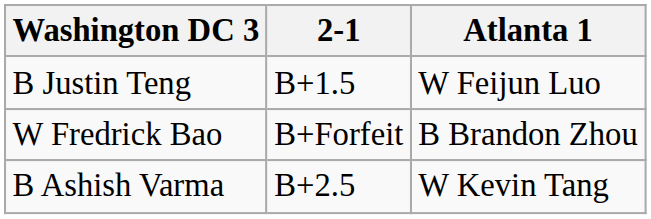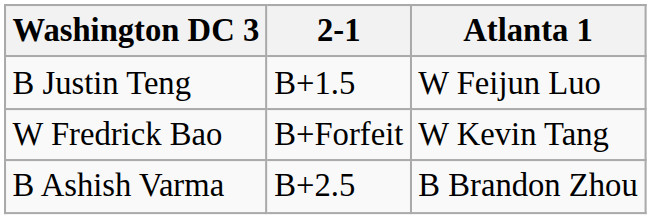(528, 133) B Brandon Zhou -> (514, 133) W Kevin Tang
(514, 185) W Kevin Tang -> (528, 185) B Brandon Zhou
